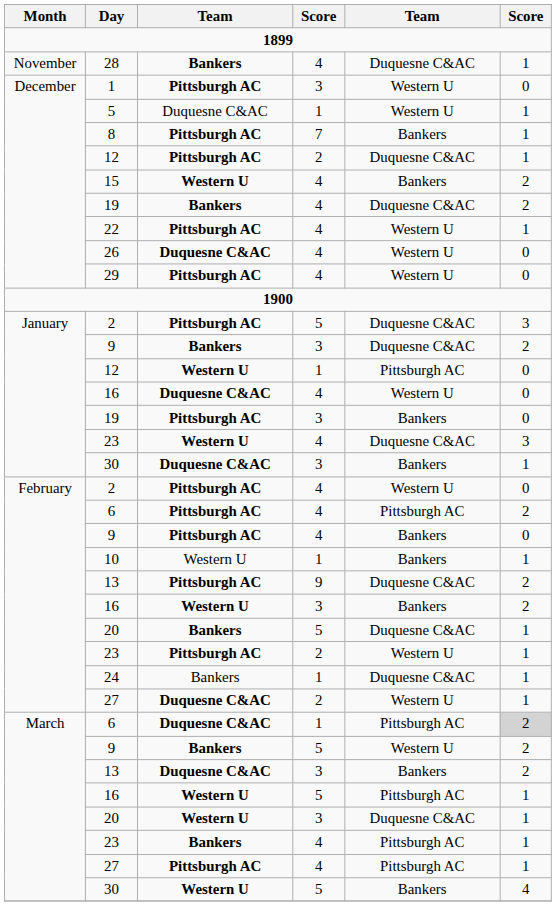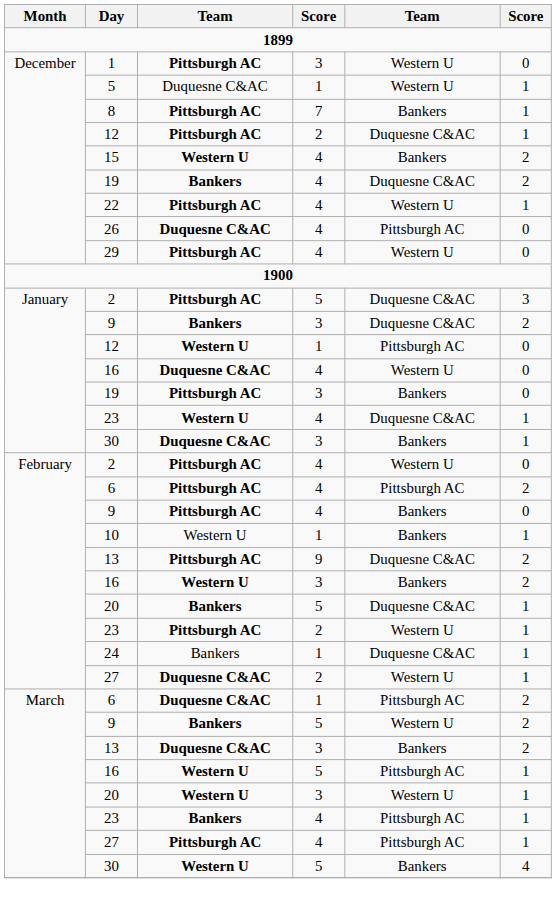- row: (45, 63)
(422, 252) Western U -> (422, 228) Pittsburgh AC
(526, 441) 3 -> (526, 417) 1
(526, 724) lightgrey background -> (526, 700) no background
(422, 818) Duquesne C&AC -> (422, 795) Western U
